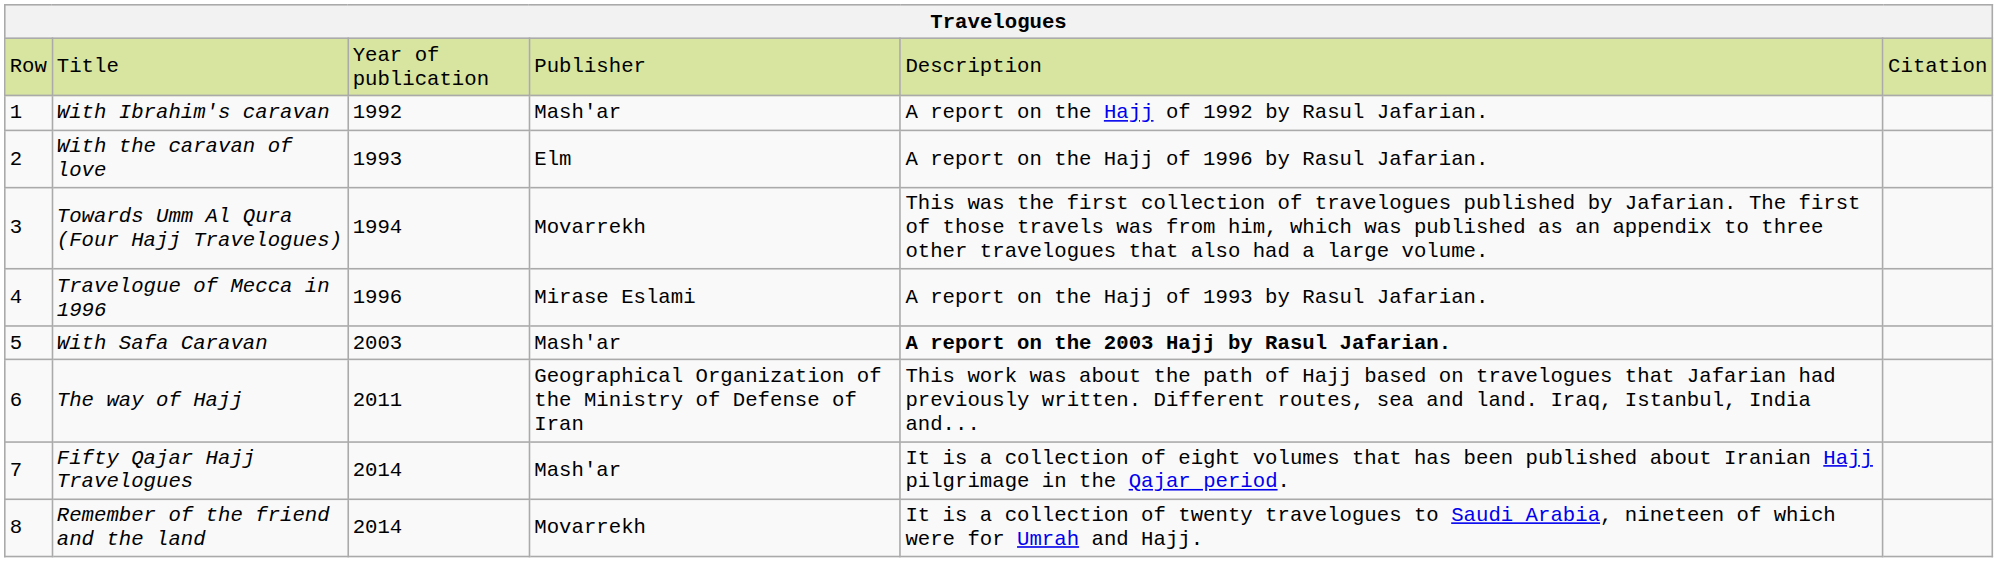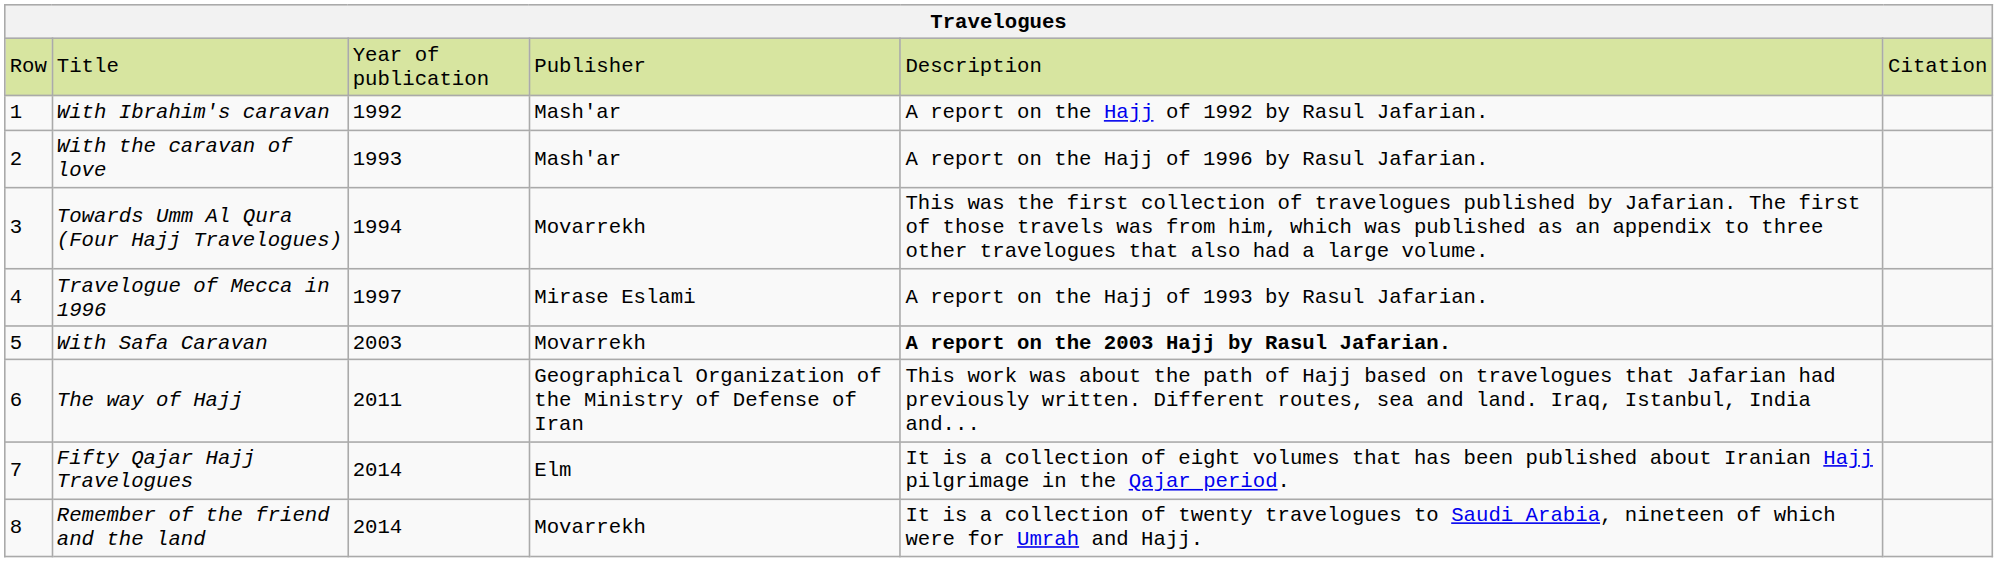(553, 158) Elm -> (578, 158) Mash'ar
(377, 297) 1996 -> (377, 297) 1997
(578, 343) Mash'ar -> (590, 343) Movarrekh
(578, 470) Mash'ar -> (553, 470) Elm
